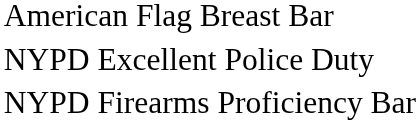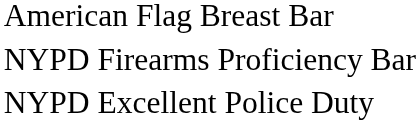rows swapped: (189, 59) <-> (210, 102)
